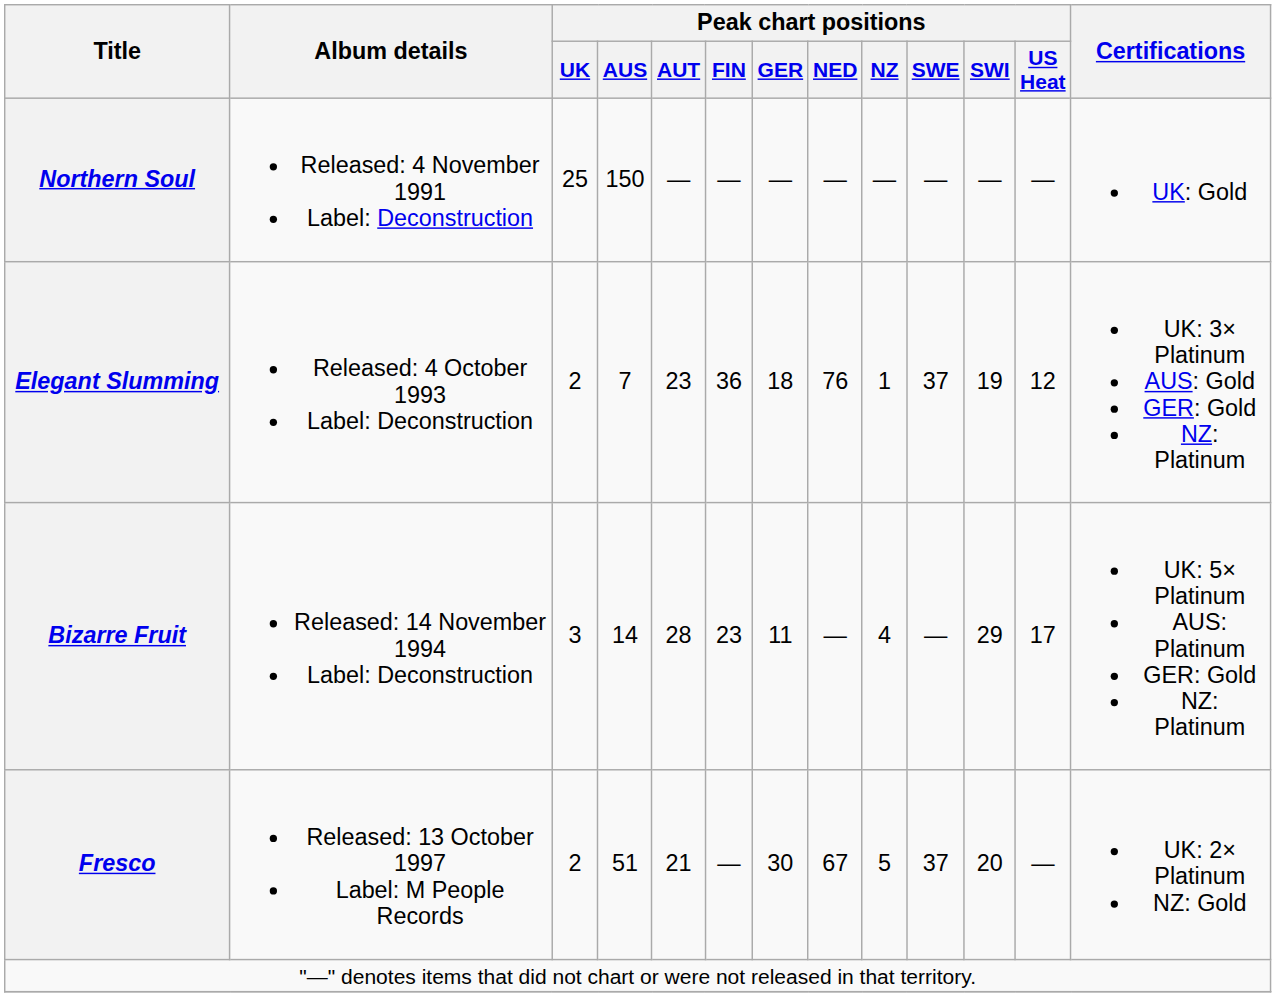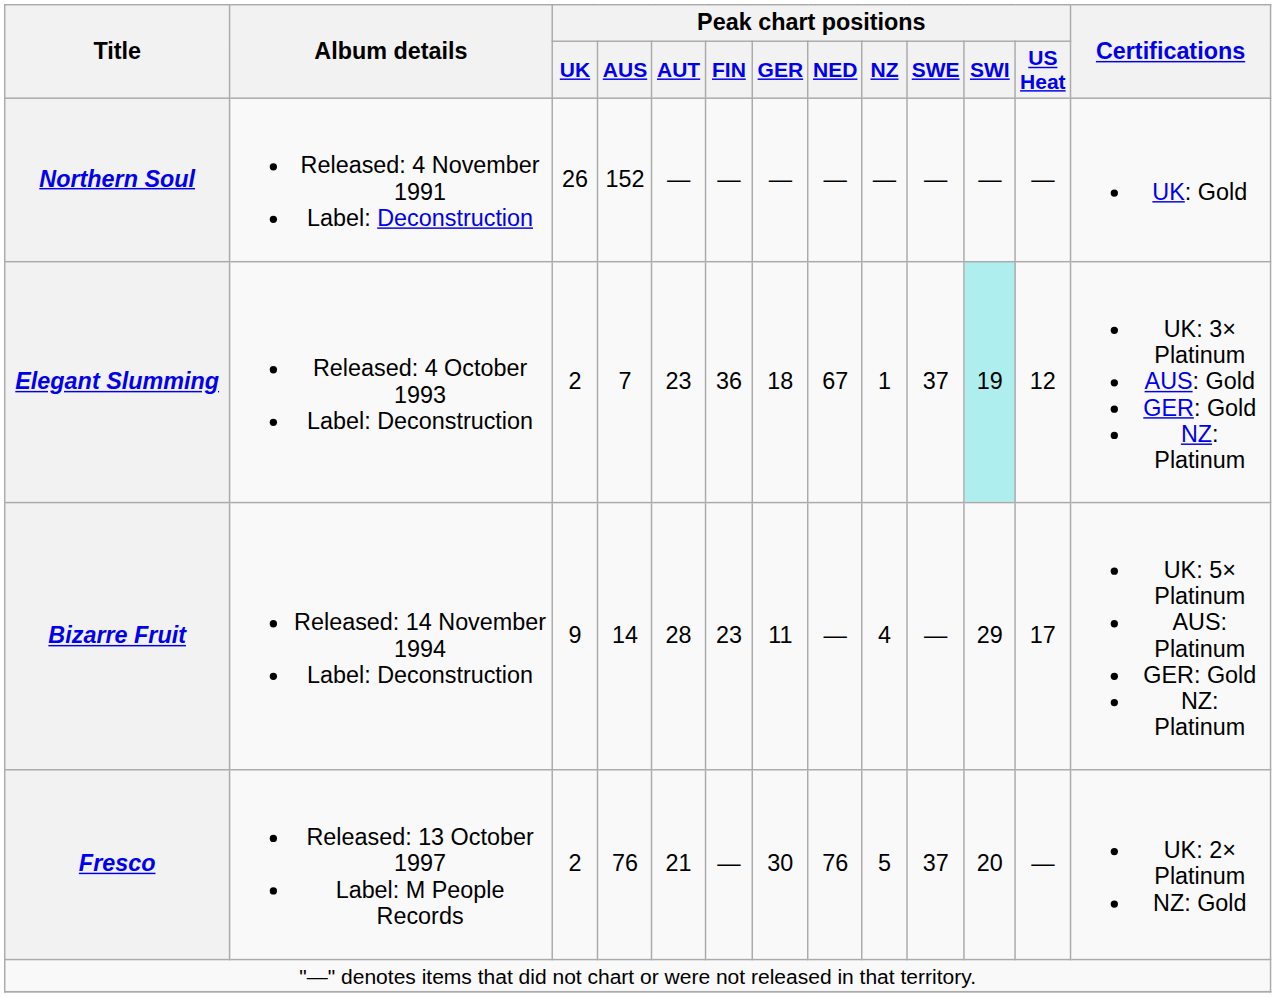(575, 179) 25 -> (575, 179) 26
(625, 179) 150 -> (625, 179) 152
(835, 381) 76 -> (835, 381) 67
(990, 381) no background -> (990, 381) paleturquoise background
(575, 636) 3 -> (575, 636) 9
(625, 864) 51 -> (625, 864) 76
(835, 864) 67 -> (835, 864) 76
